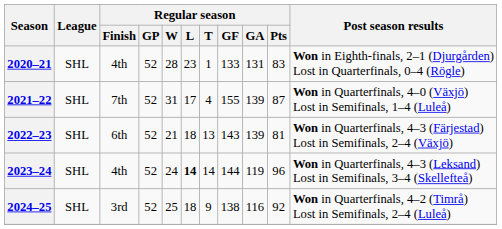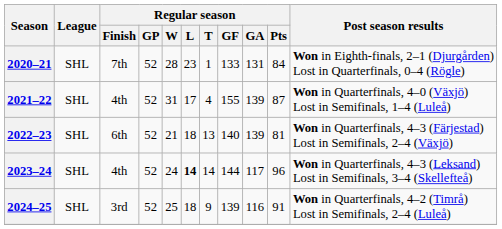(119, 64) 4th -> (119, 64) 7th
(279, 64) 83 -> (279, 64) 84
(119, 99) 7th -> (119, 99) 4th
(230, 135) 143 -> (230, 135) 140
(255, 171) 119 -> (255, 171) 117
(230, 207) 138 -> (230, 207) 139
(279, 207) 92 -> (279, 207) 91
